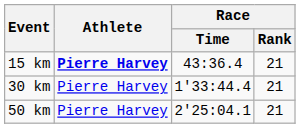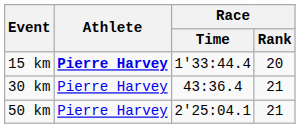(213, 64) 43:36.4 -> (213, 64) 1'33:44.4
(275, 64) 21 -> (275, 64) 20
(213, 88) 1'33:44.4 -> (213, 88) 43:36.4
